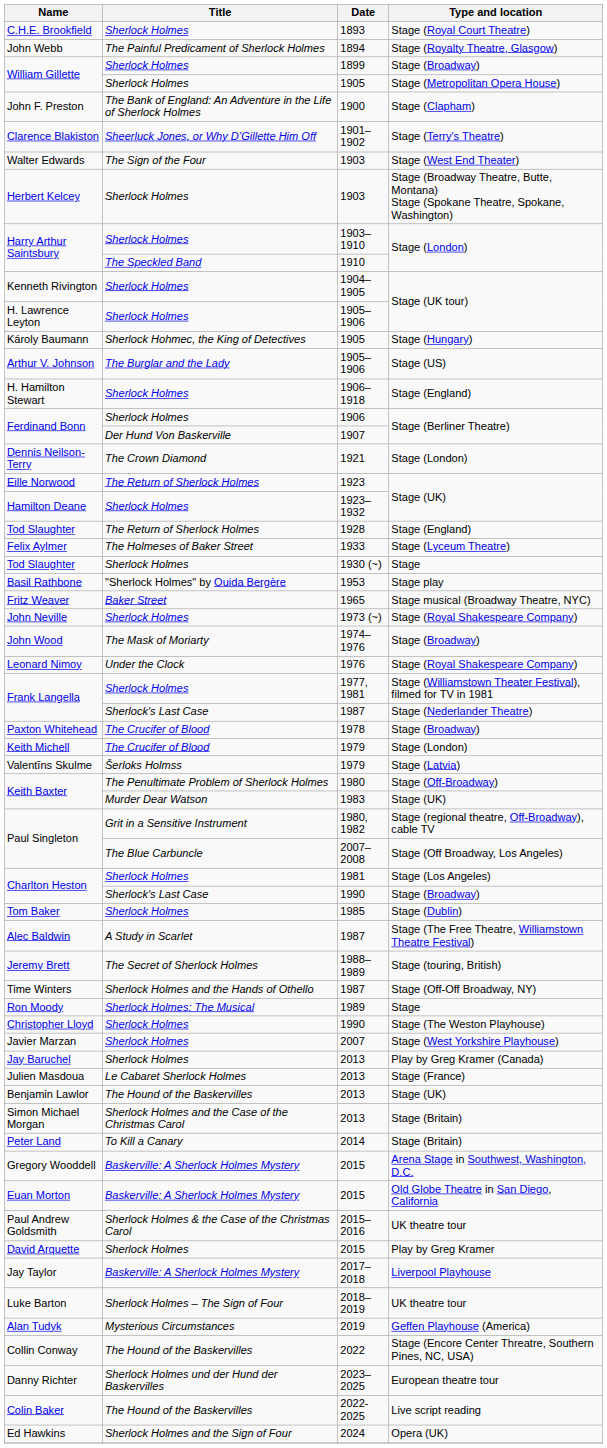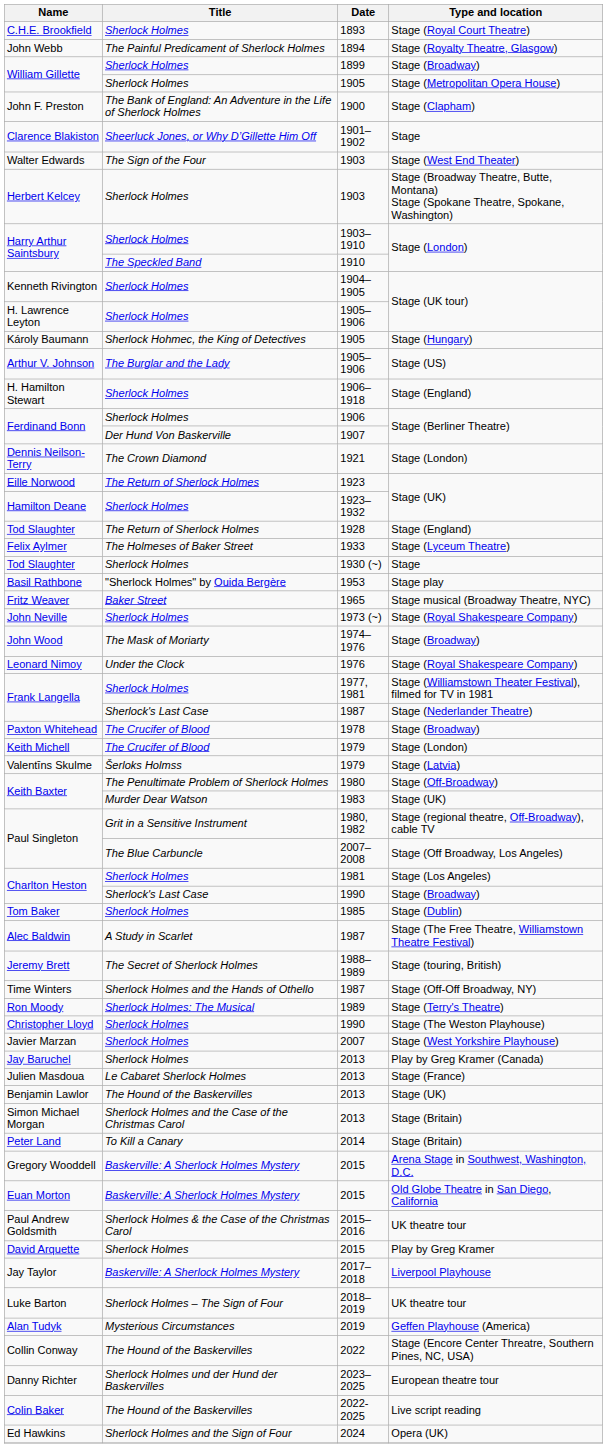(448, 136) Stage (Terry's Theatre) -> (406, 136) Stage
(406, 1007) Stage -> (448, 1007) Stage (Terry's Theatre)
